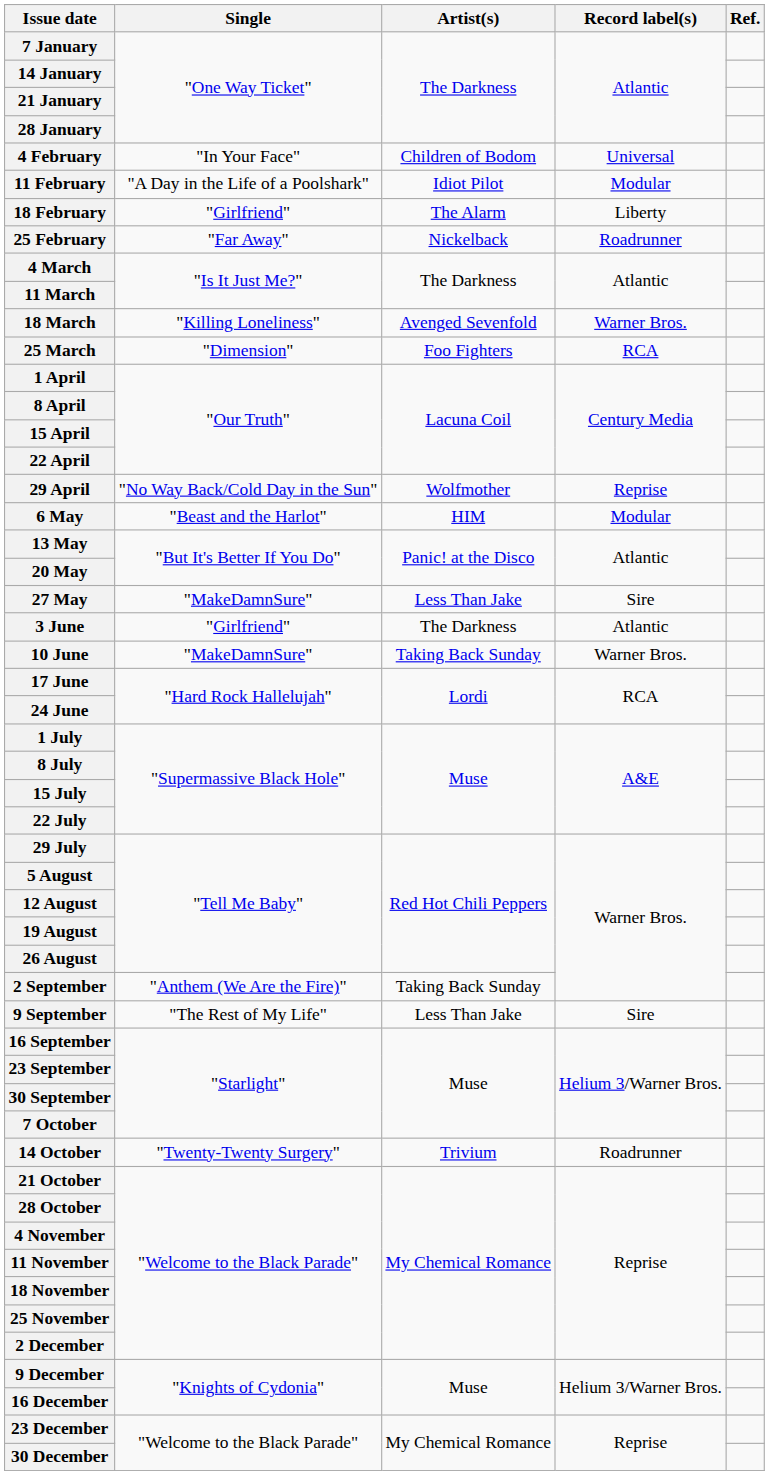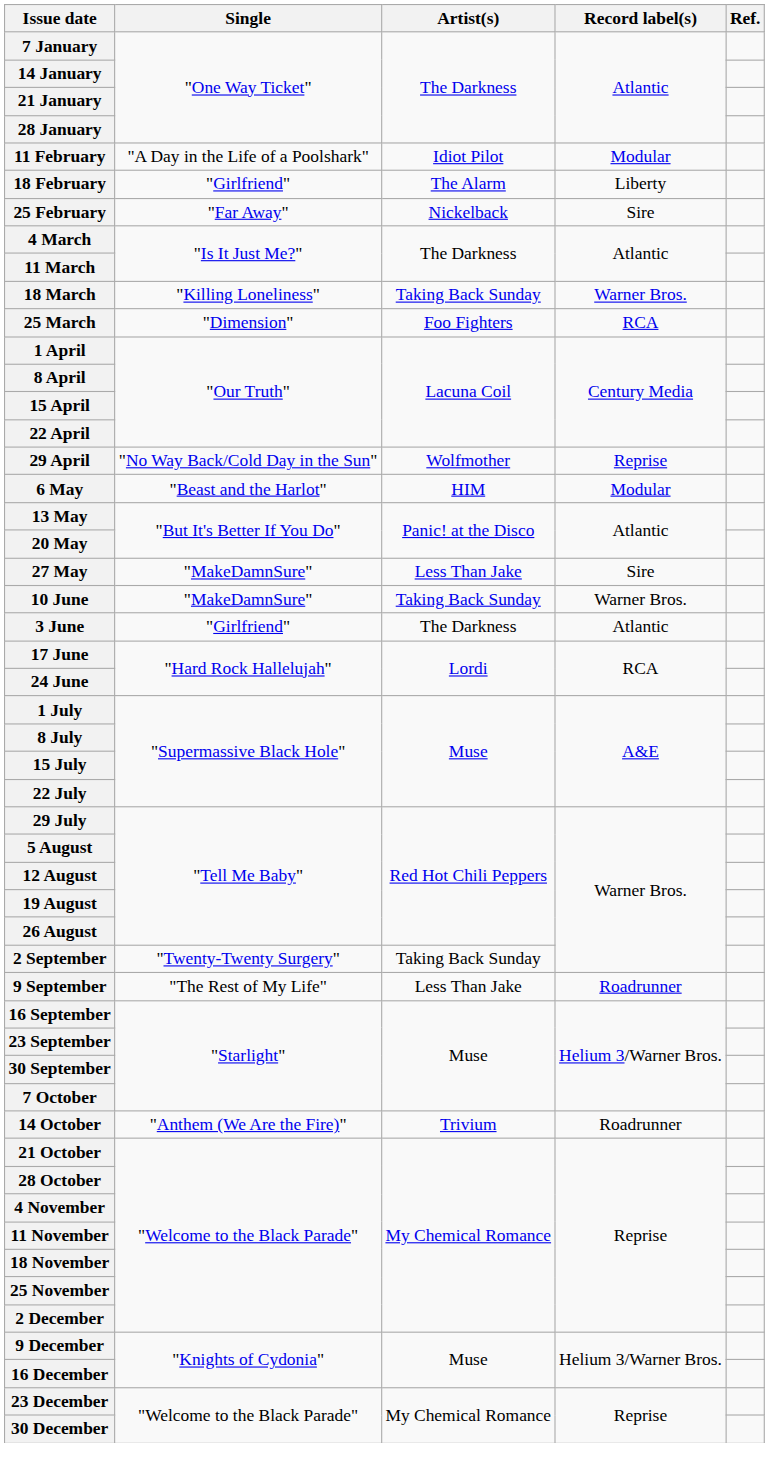- row: (60, 156)
(641, 239) Roadrunner -> (641, 211) Sire
(468, 322) Avenged Sevenfold -> (468, 294) Taking Back Sunday
rows swapped: (60, 626) <-> (60, 654)
(248, 986) "Anthem (We Are the Fire)" -> (248, 958) "Twenty-Twenty Surgery"
(641, 1014) Sire -> (641, 986) Roadrunner
(248, 1152) "Twenty-Twenty Surgery" -> (248, 1124) "Anthem (We Are the Fire)"
